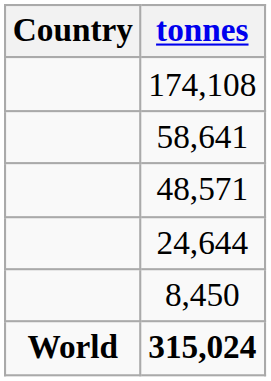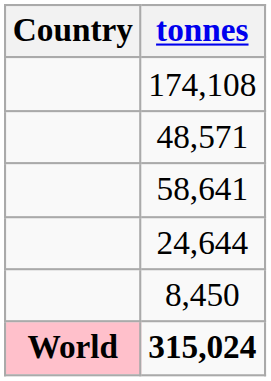rows swapped: (202, 136) <-> (202, 189)
(73, 347) no background -> (73, 347) pink background
